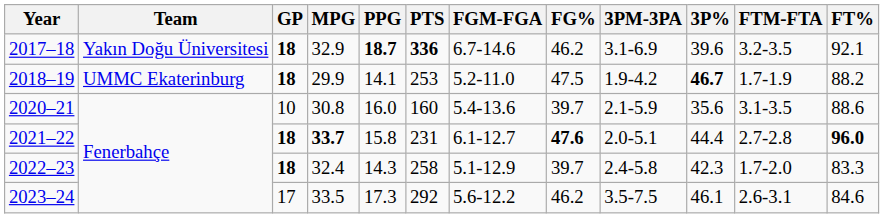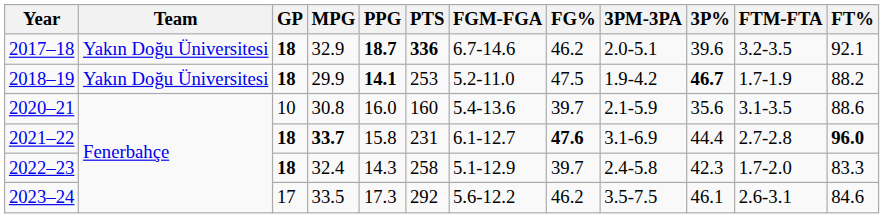(631, 49) 3.1-6.9 -> (631, 49) 2.0-5.1
(164, 78) UMMC Ekaterinburg -> (176, 78) Yakın Doğu Üniversitesi
(380, 78) normal -> (380, 78) bold
(631, 138) 2.0-5.1 -> (631, 138) 3.1-6.9
